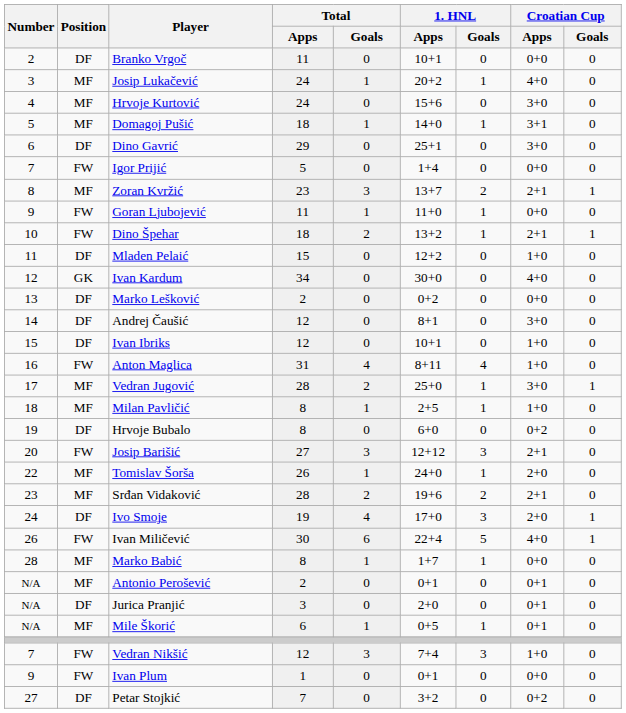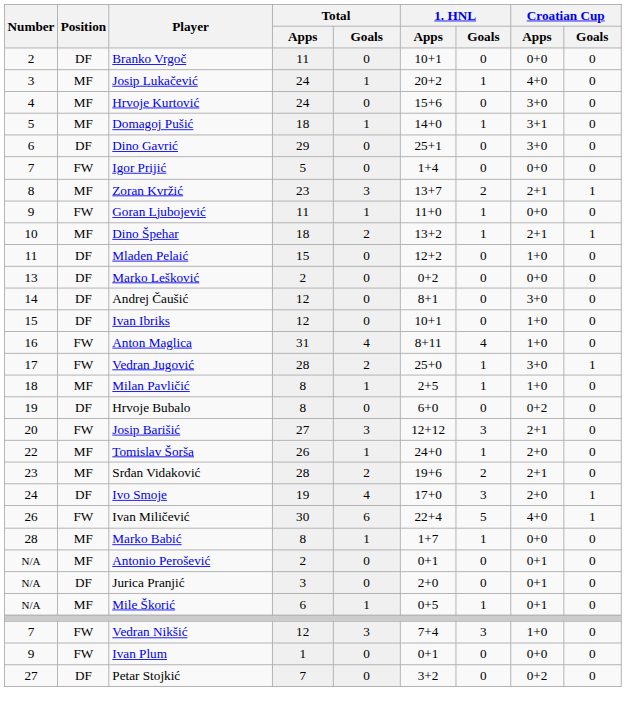(83, 233) FW -> (83, 233) MF
- row: (147, 277)
(83, 386) MF -> (83, 364) FW
